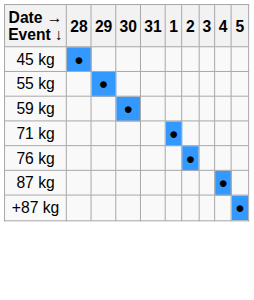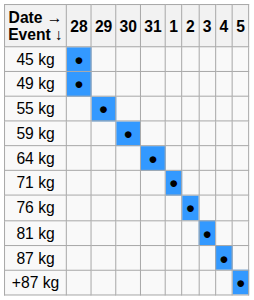+ row: (36, 84)
+ row: (36, 159)
+ row: (36, 233)
